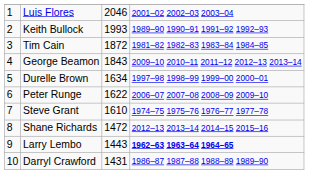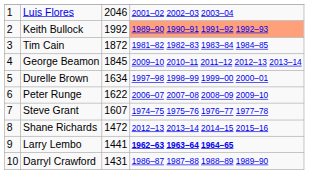(116, 29) 1993 -> (116, 29) 1992
(200, 29) no background -> (200, 29) lightsalmon background
(116, 62) 1843 -> (116, 62) 1845
(116, 111) 1610 -> (116, 111) 1607
(116, 144) 1443 -> (116, 144) 1441
